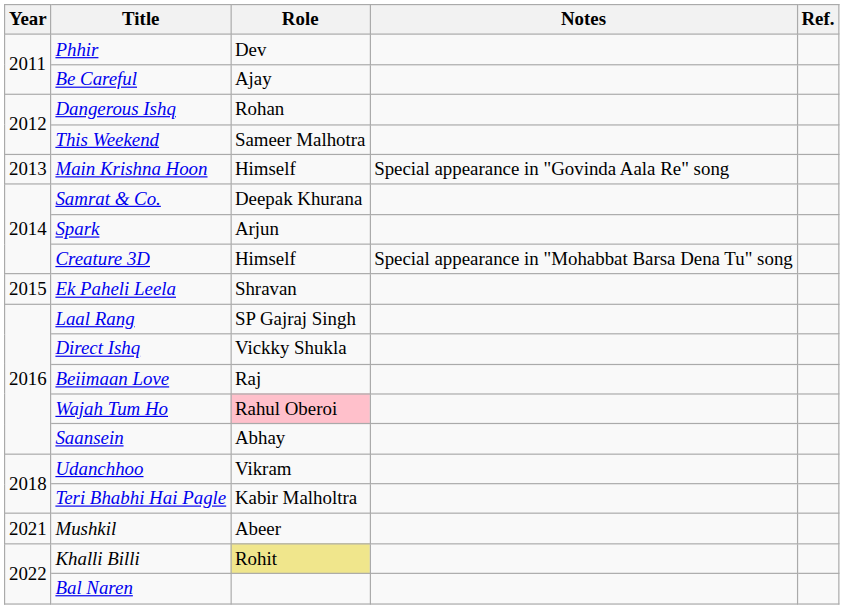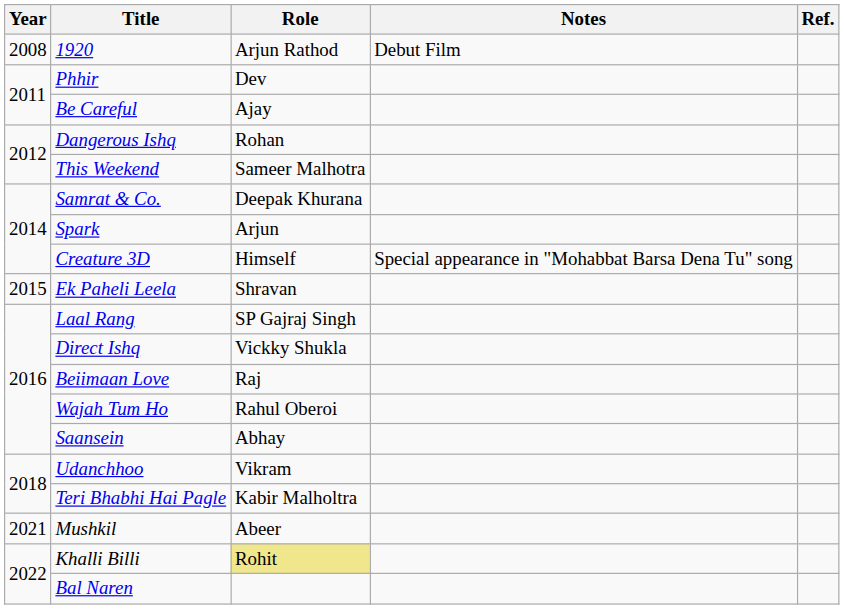+ row: (74, 49)
- row: (131, 169)
(286, 408) pink background -> (286, 408) no background
